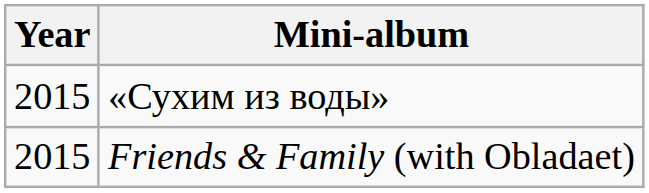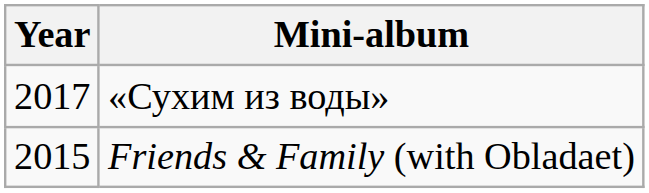(52, 95) 2015 -> (52, 95) 2017
